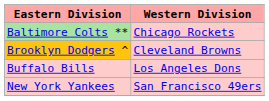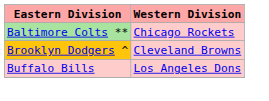- row: (61, 86)
